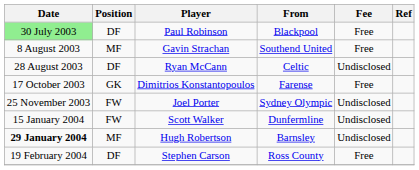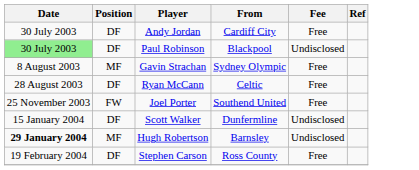+ row: (173, 31)
(364, 31) Free -> (318, 49) Undisclosed
(296, 49) Southend United -> (250, 66) Sydney Olympic
(364, 66) Undisclosed -> (318, 84) Free
- row: (196, 84)
(296, 102) Sydney Olympic -> (250, 102) Southend United
(364, 102) Undisclosed -> (318, 102) Free
(114, 120) FW -> (114, 120) DF
